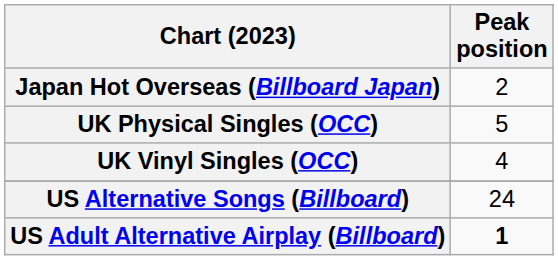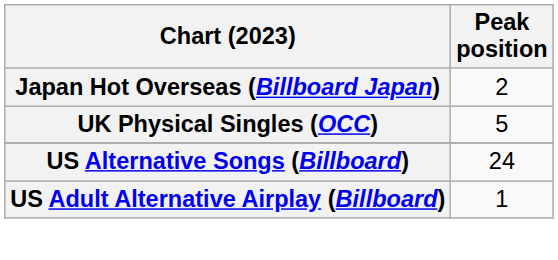- row: (228, 161)
(502, 236) bold -> (502, 198) normal
